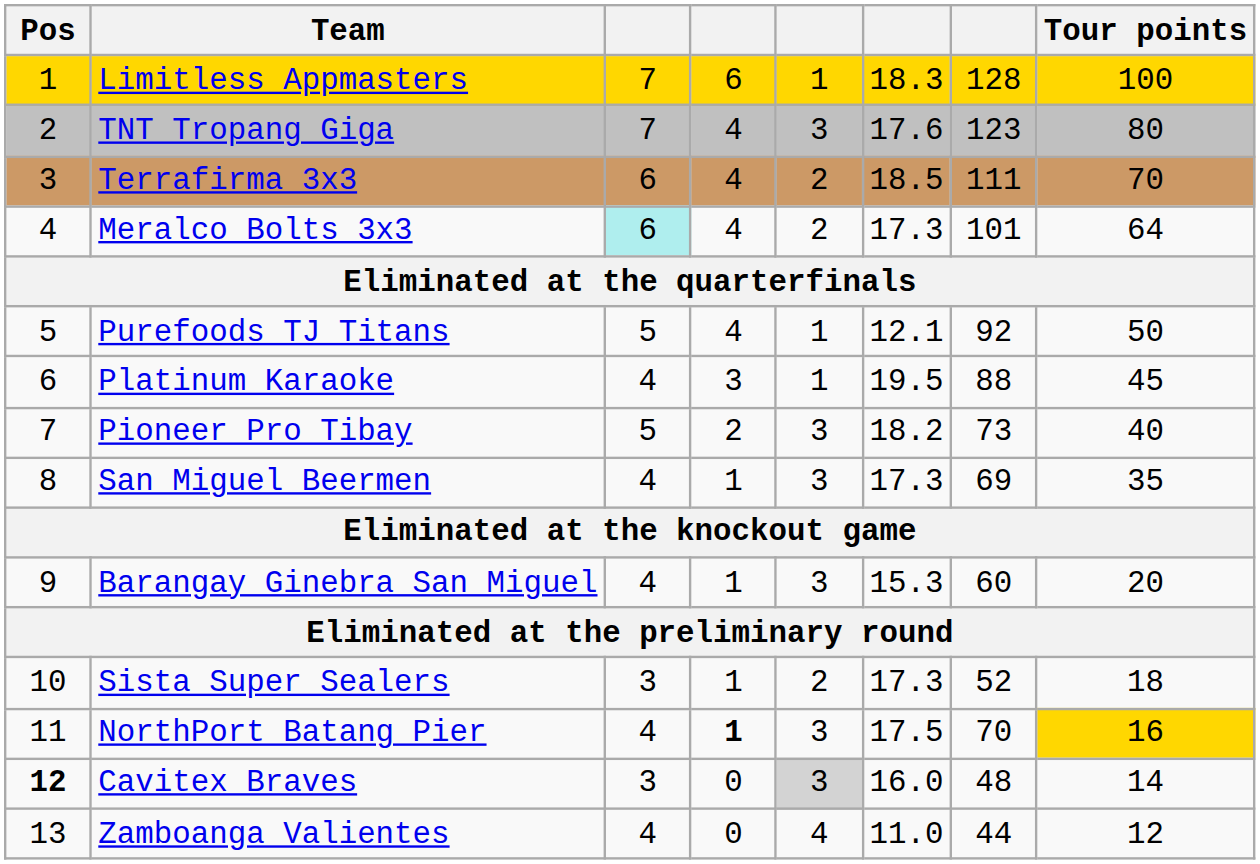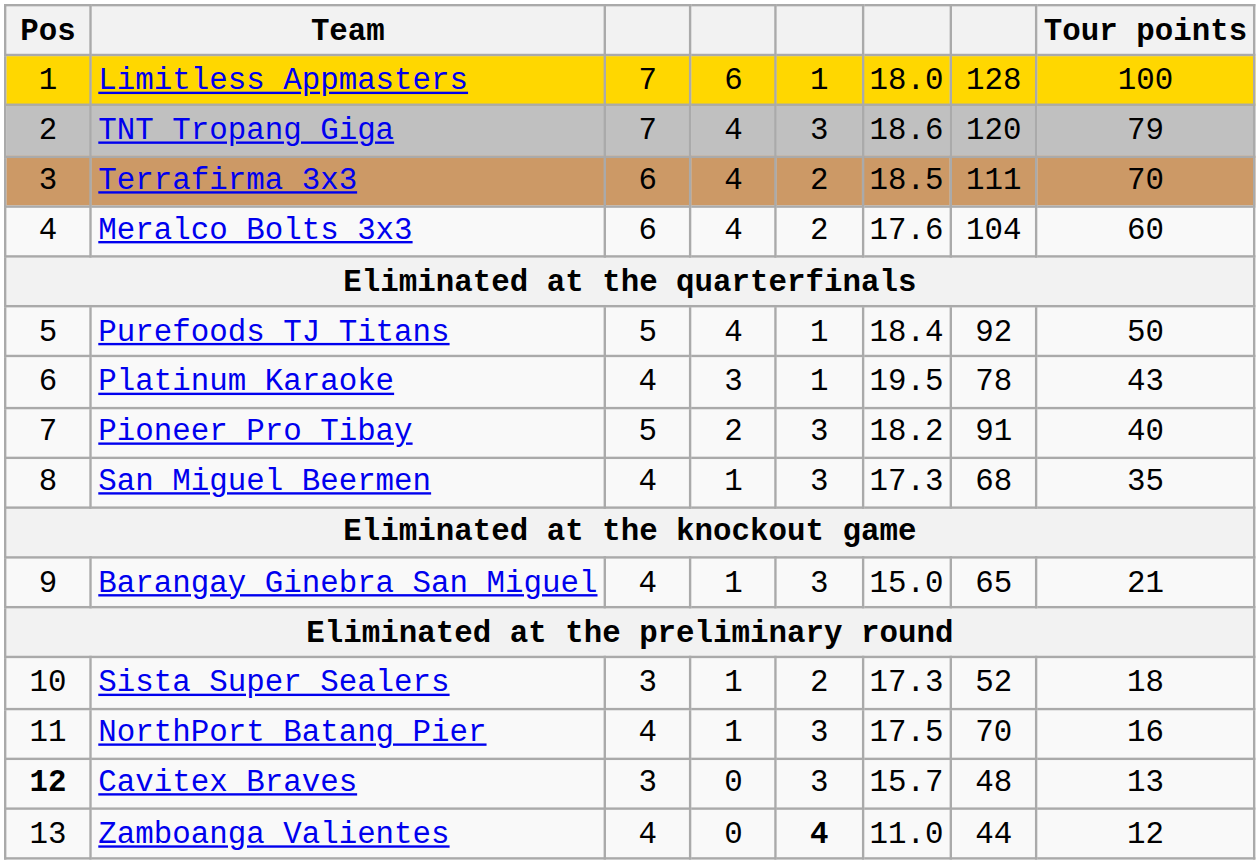(906, 81) 18.3 -> (906, 81) 18.0
(906, 131) 17.6 -> (906, 131) 18.6
(994, 131) 123 -> (994, 131) 120
(1146, 131) 80 -> (1146, 131) 79
(648, 231) paleturquoise background -> (648, 231) no background
(906, 231) 17.3 -> (906, 231) 17.6
(994, 231) 101 -> (994, 231) 104
(1146, 231) 64 -> (1146, 231) 60
(906, 332) 12.1 -> (906, 332) 18.4
(994, 382) 88 -> (994, 382) 78
(1146, 382) 45 -> (1146, 382) 43
(994, 432) 73 -> (994, 432) 91
(994, 482) 69 -> (994, 482) 68
(906, 583) 15.3 -> (906, 583) 15.0
(994, 583) 60 -> (994, 583) 65
(1146, 583) 20 -> (1146, 583) 21
(733, 733) bold -> (733, 733) normal
(1146, 733) gold background -> (1146, 733) no background
(819, 784) lightgrey background -> (819, 784) no background
(906, 784) 16.0 -> (906, 784) 15.7
(1146, 784) 14 -> (1146, 784) 13
(819, 834) normal -> (819, 834) bold
